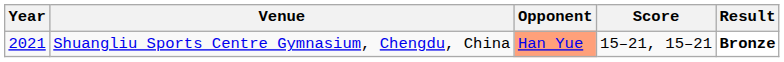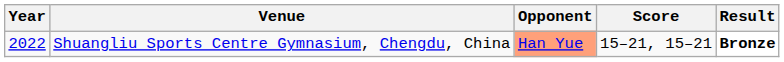(27, 44) 2021 -> (27, 44) 2022
